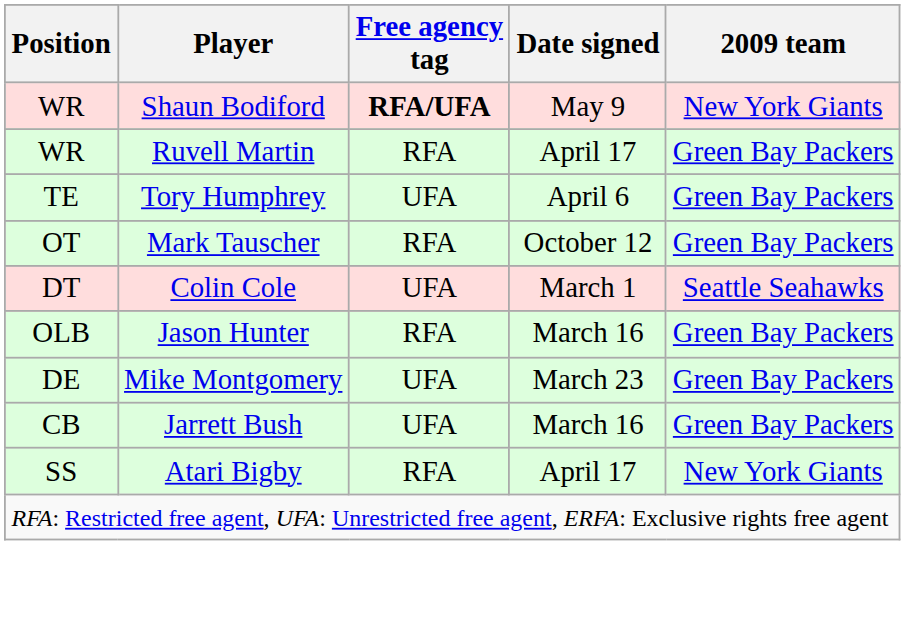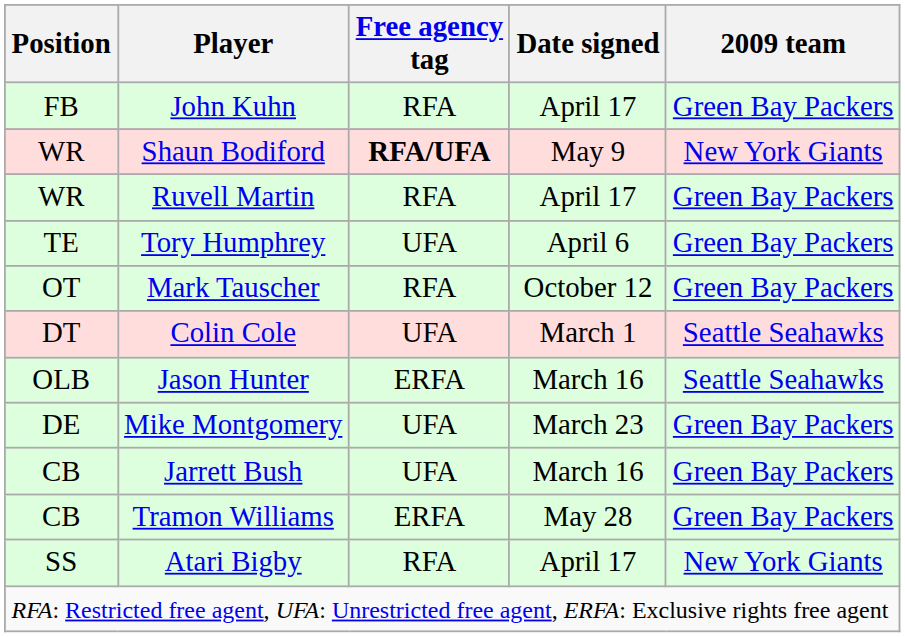+ row: (233, 105)
(429, 333) RFA -> (429, 379) ERFA
(783, 333) Green Bay Packers -> (783, 379) Seattle Seahawks
+ row: (233, 516)
